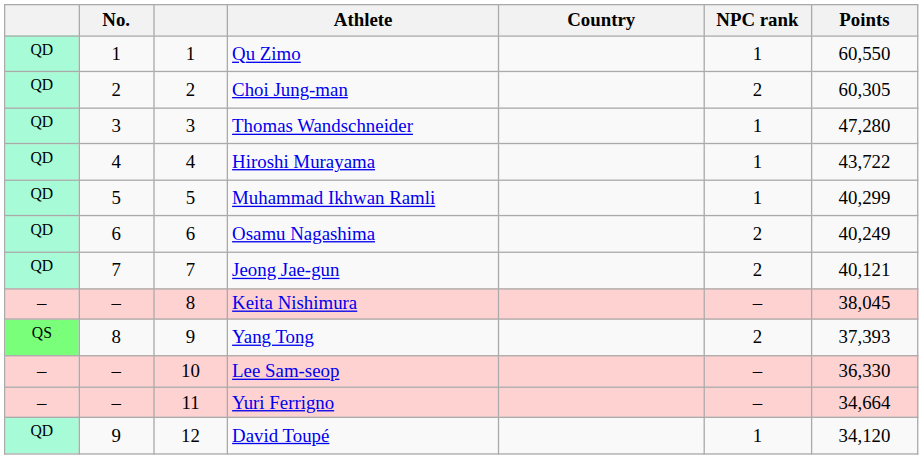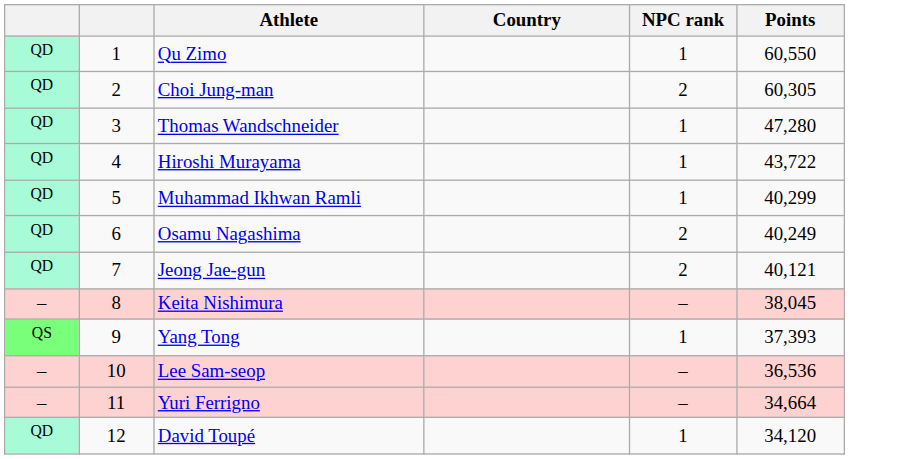- column: (116, 20)
(757, 337) 2 -> (683, 337) 1
(864, 371) 36,330 -> (790, 371) 36,536
